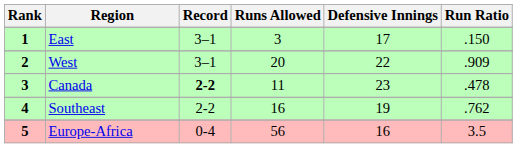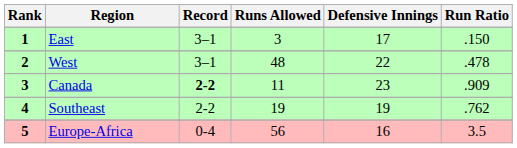(278, 62) 20 -> (278, 62) 48
(477, 62) .909 -> (477, 62) .478
(477, 85) .478 -> (477, 85) .909
(278, 108) 16 -> (278, 108) 19
